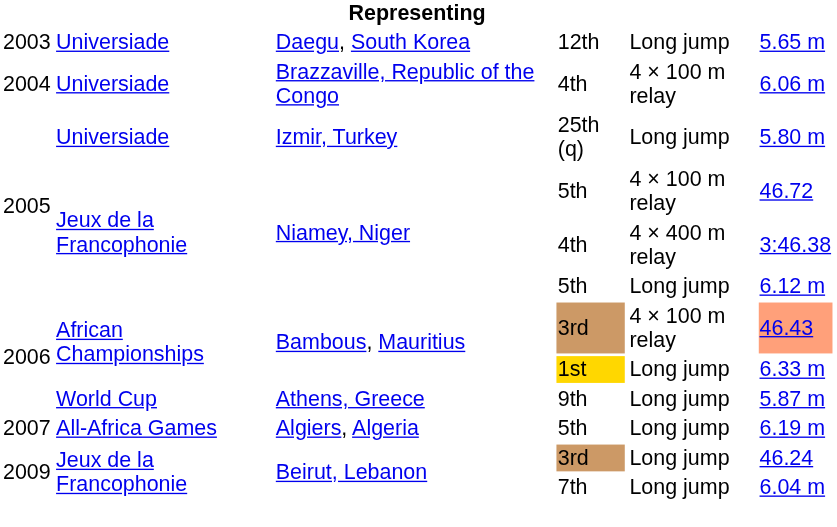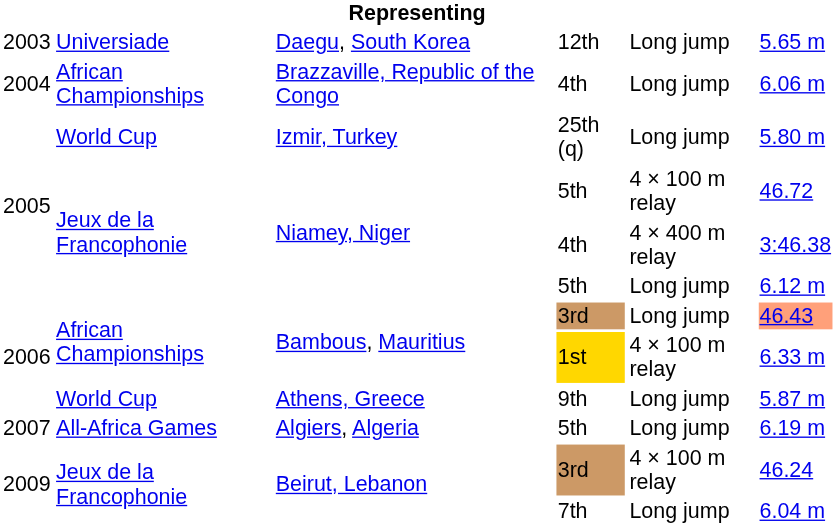(113, 83) Universiade -> (130, 83) African Championships
(677, 83) 4 × 100 m relay -> (679, 83) Long jump
(113, 137) Universiade -> (107, 137) World Cup
(677, 327) 4 × 100 m relay -> (679, 315) Long jump
(679, 369) Long jump -> (677, 357) 4 × 100 m relay
(679, 457) Long jump -> (677, 469) 4 × 100 m relay
